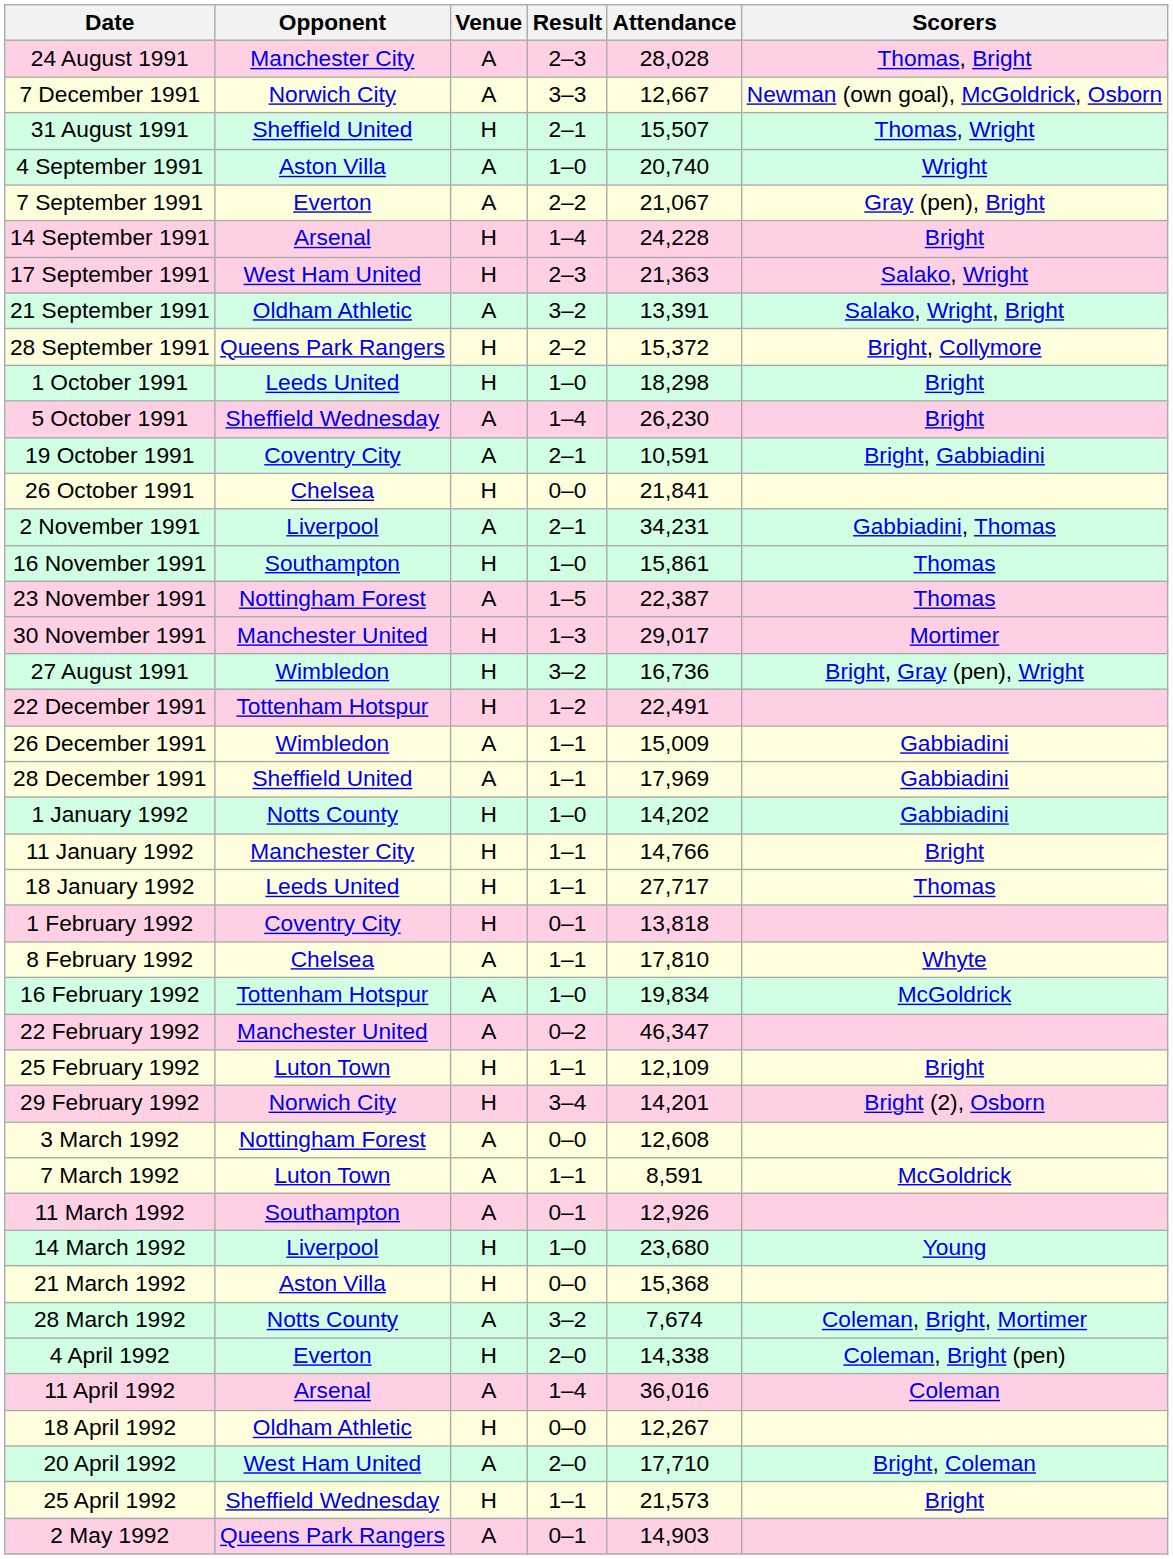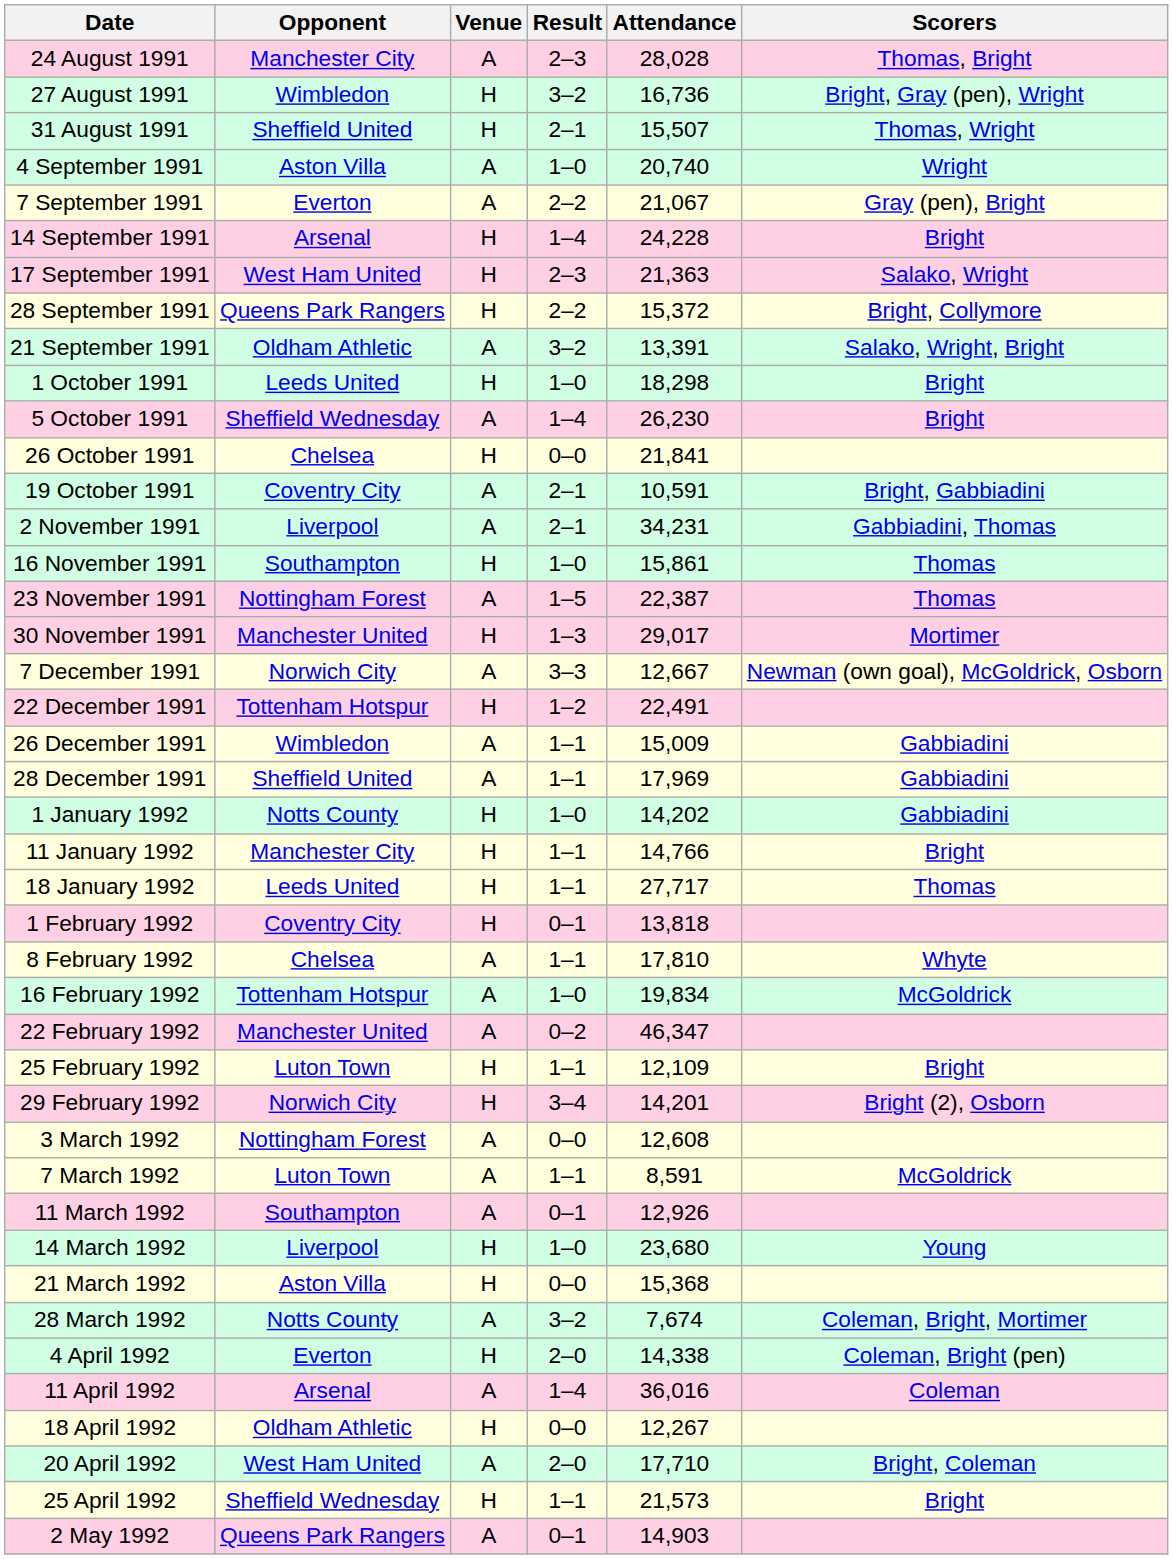rows swapped: (110, 671) <-> (110, 94)
rows swapped: (110, 310) <-> (110, 346)
rows swapped: (110, 454) <-> (110, 490)
